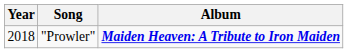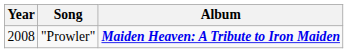(21, 36) 2018 -> (21, 36) 2008
